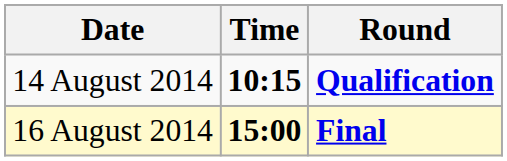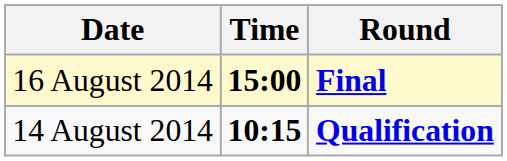rows swapped: (113, 79) <-> (113, 130)
